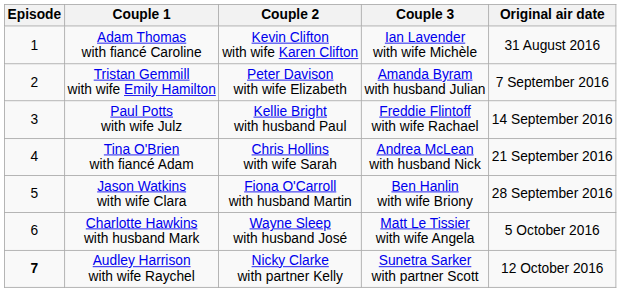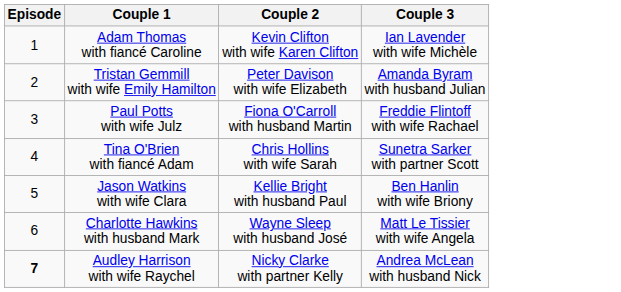- column: (552, 15)
(290, 119) Kellie Bright with husband Paul -> (290, 119) Fiona O'Carroll with husband Martin
(425, 156) Andrea McLean with husband Nick -> (425, 156) Sunetra Sarker with partner Scott
(290, 194) Fiona O'Carroll with husband Martin -> (290, 194) Kellie Bright with husband Paul
(425, 268) Sunetra Sarker with partner Scott -> (425, 268) Andrea McLean with husband Nick
